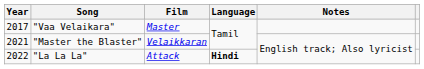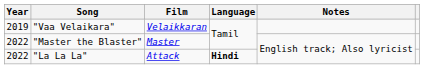(17, 27) 2017 -> (17, 27) 2019
(163, 27) Master -> (177, 27) Velaikkaran
(17, 41) 2021 -> (17, 41) 2022
(177, 41) Velaikkaran -> (163, 41) Master
